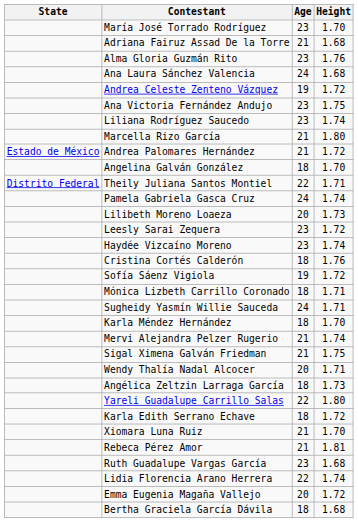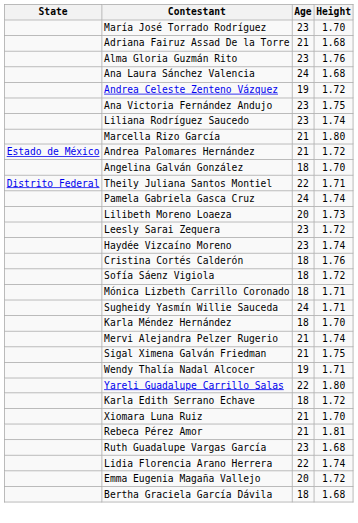(303, 277) 19 -> (303, 277) 18
(303, 370) 20 -> (303, 370) 19
- row: (194, 386)
